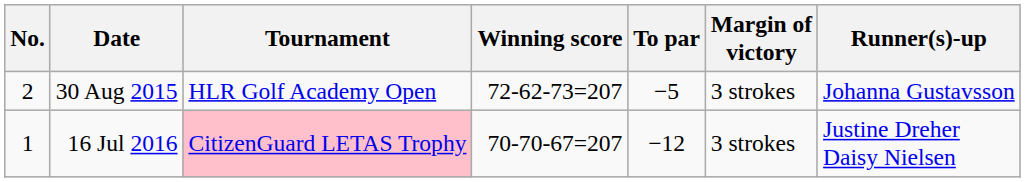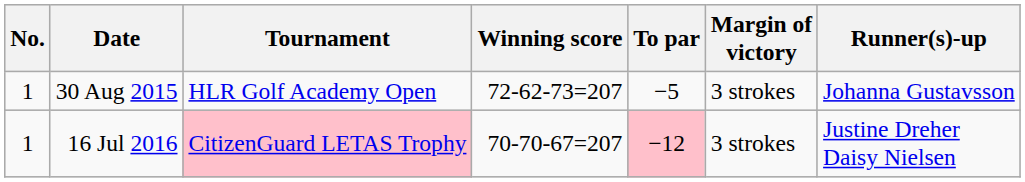(28, 90) 2 -> (28, 90) 1
(667, 143) no background -> (667, 143) pink background
